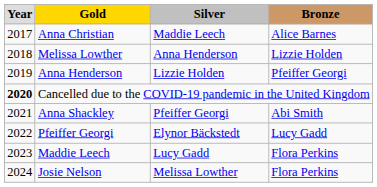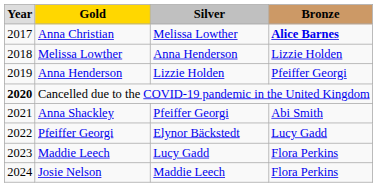(189, 34) Maddie Leech -> (195, 34) Melissa Lowther
(304, 34) normal -> (305, 34) bold
(195, 172) Melissa Lowther -> (189, 172) Maddie Leech
